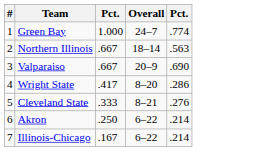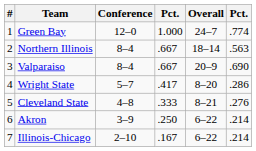+ column: (125, 13)
